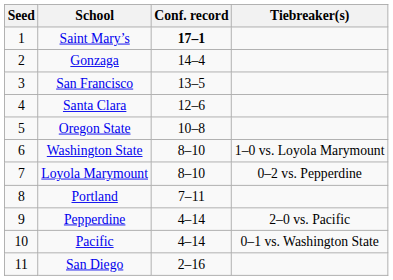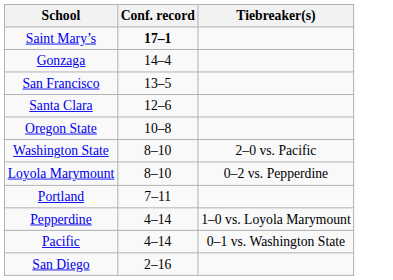- column: (21, 15)
(310, 151) 1–0 vs. Loyola Marymount -> (276, 151) 2–0 vs. Pacific
(310, 218) 2–0 vs. Pacific -> (276, 218) 1–0 vs. Loyola Marymount
